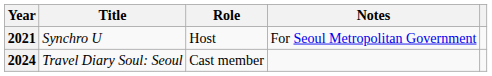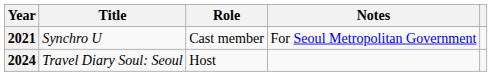(203, 37) Host -> (227, 37) Cast member
(227, 60) Cast member -> (203, 60) Host
